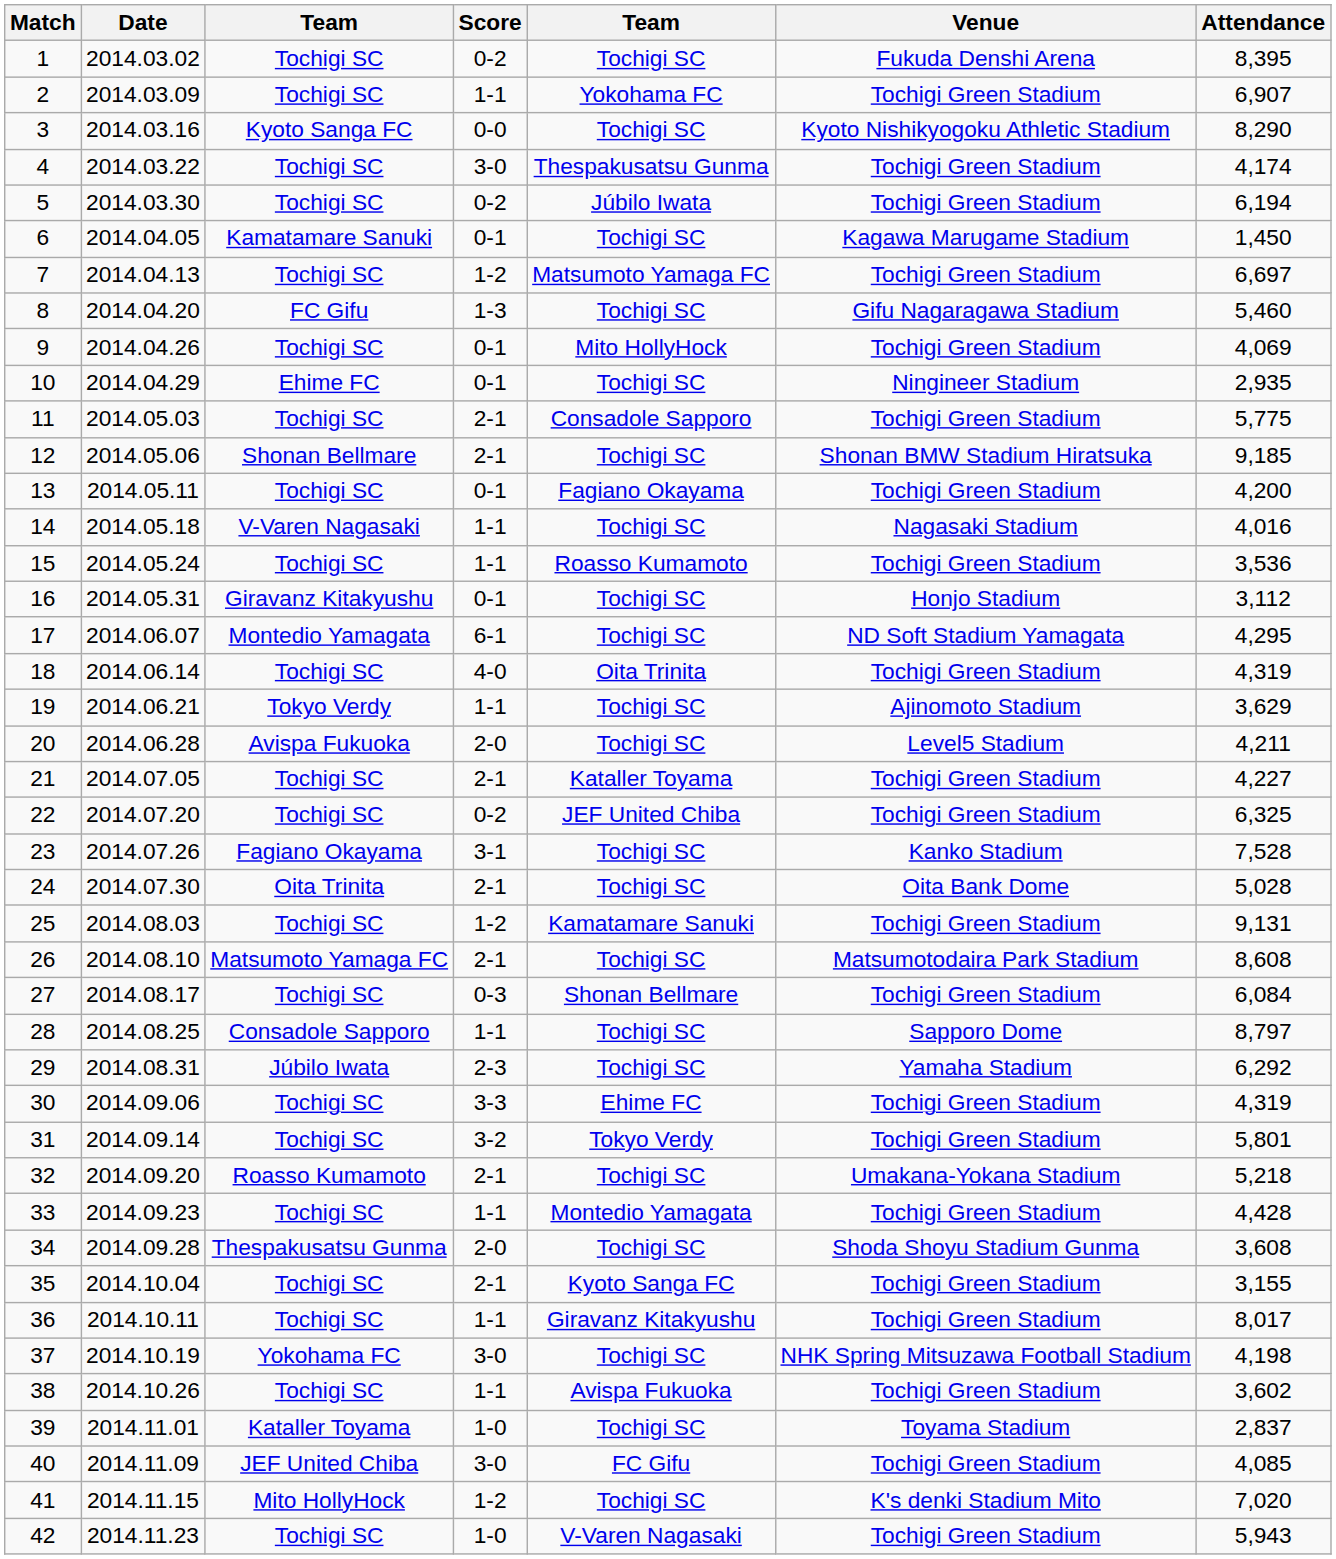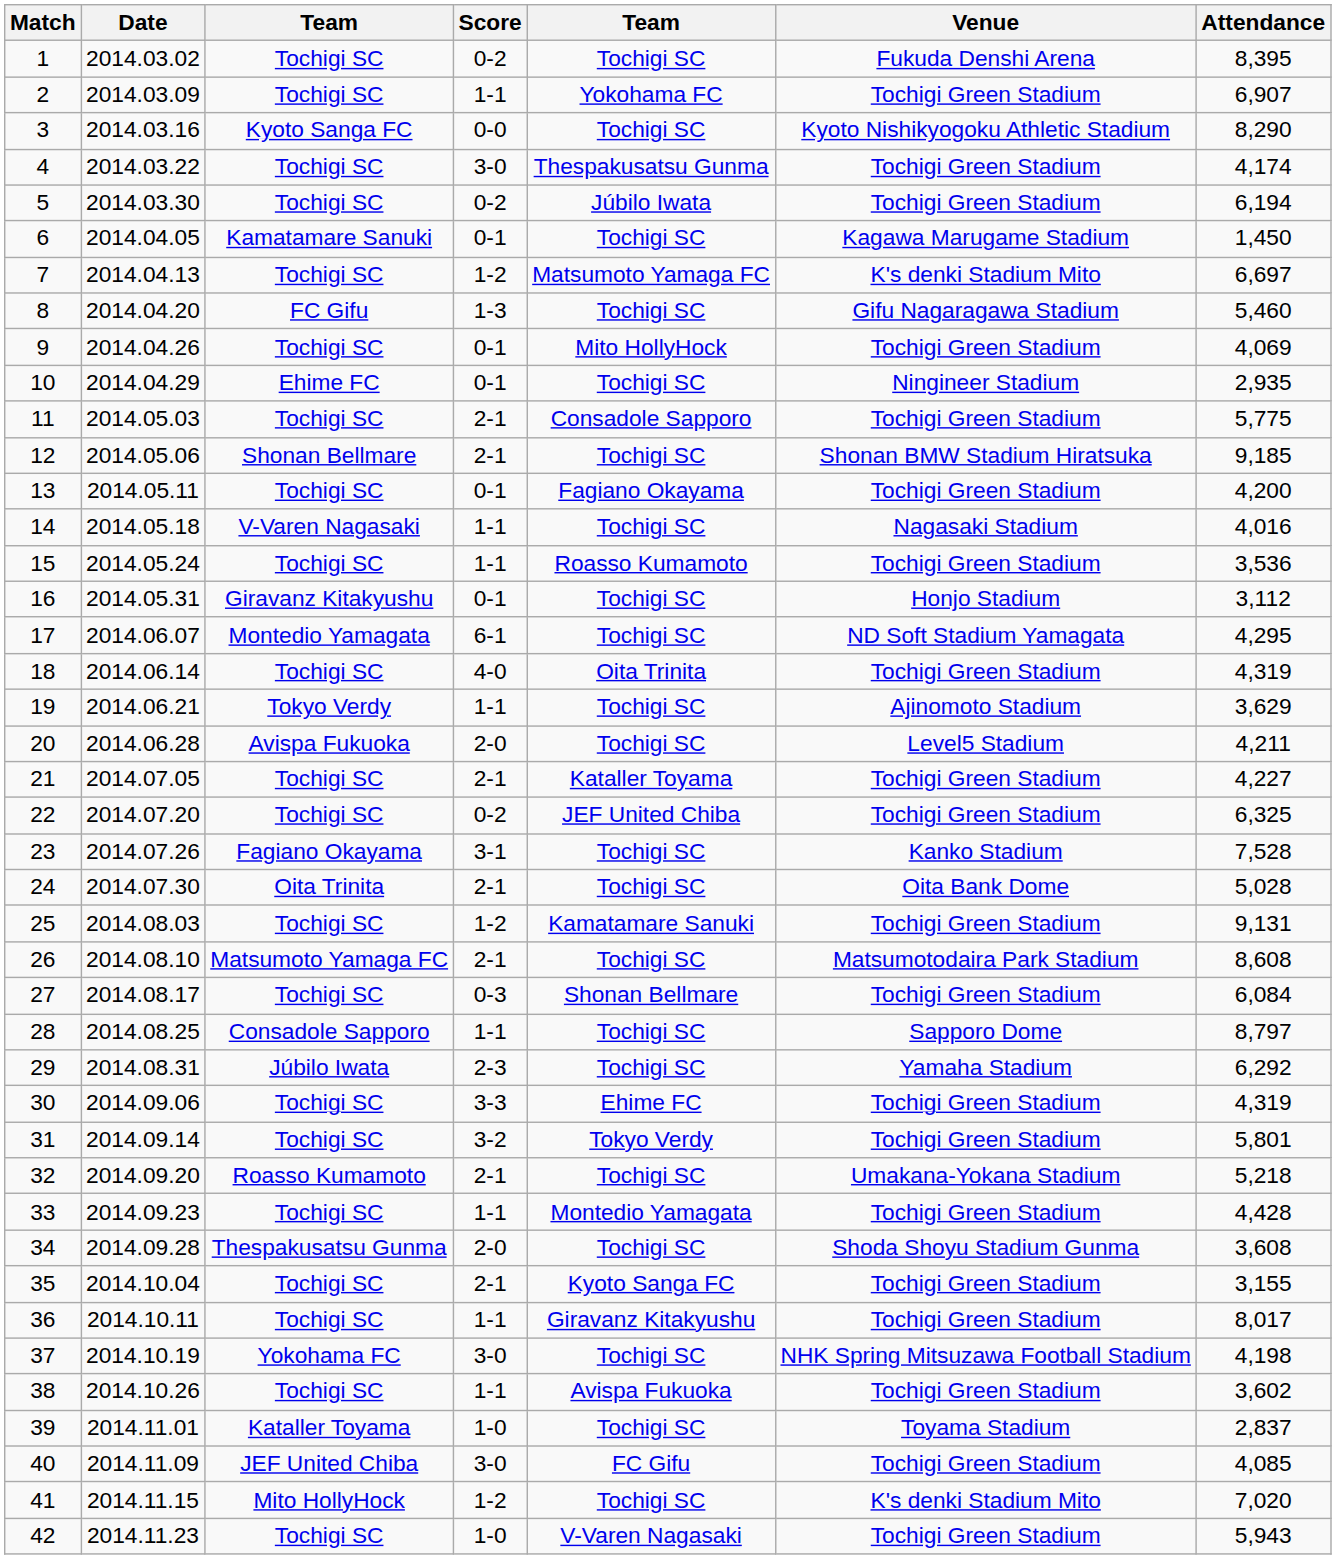(986, 274) Tochigi Green Stadium -> (986, 274) K's denki Stadium Mito
